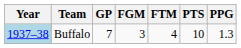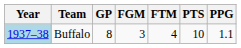(109, 34) 7 -> (109, 34) 8
(226, 34) 1.3 -> (226, 34) 1.1
